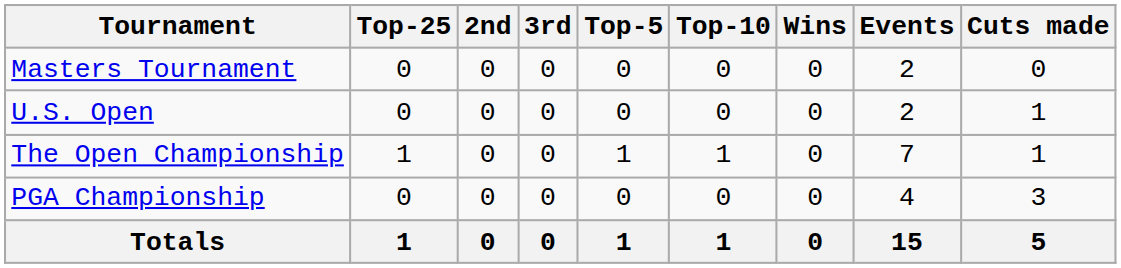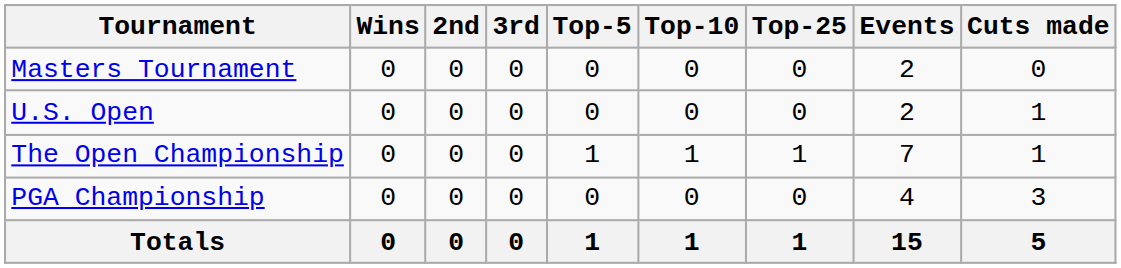columns swapped: (815, 27) <-> (404, 27)
